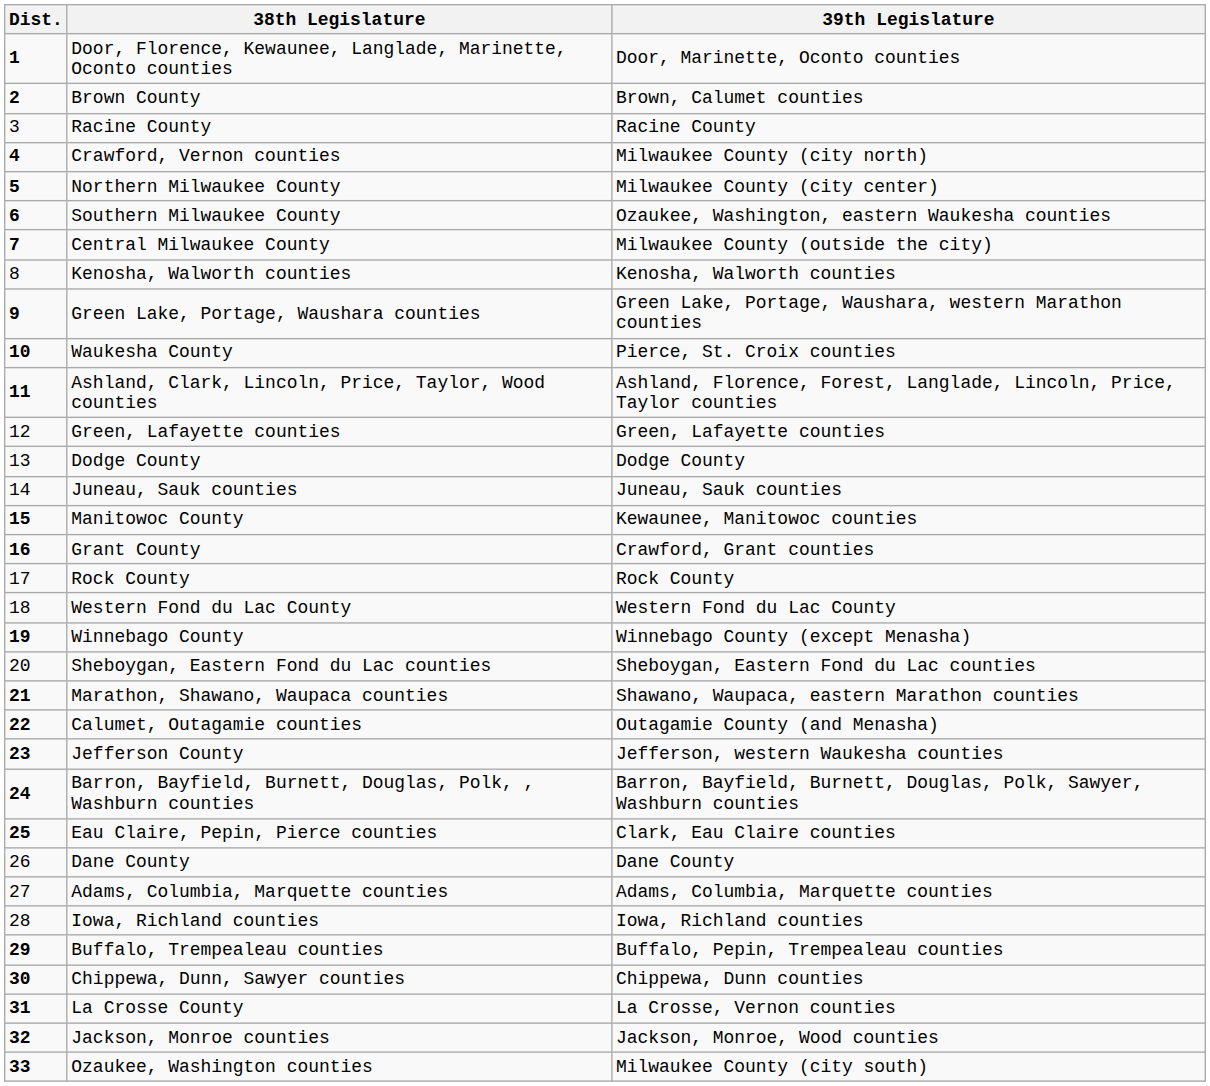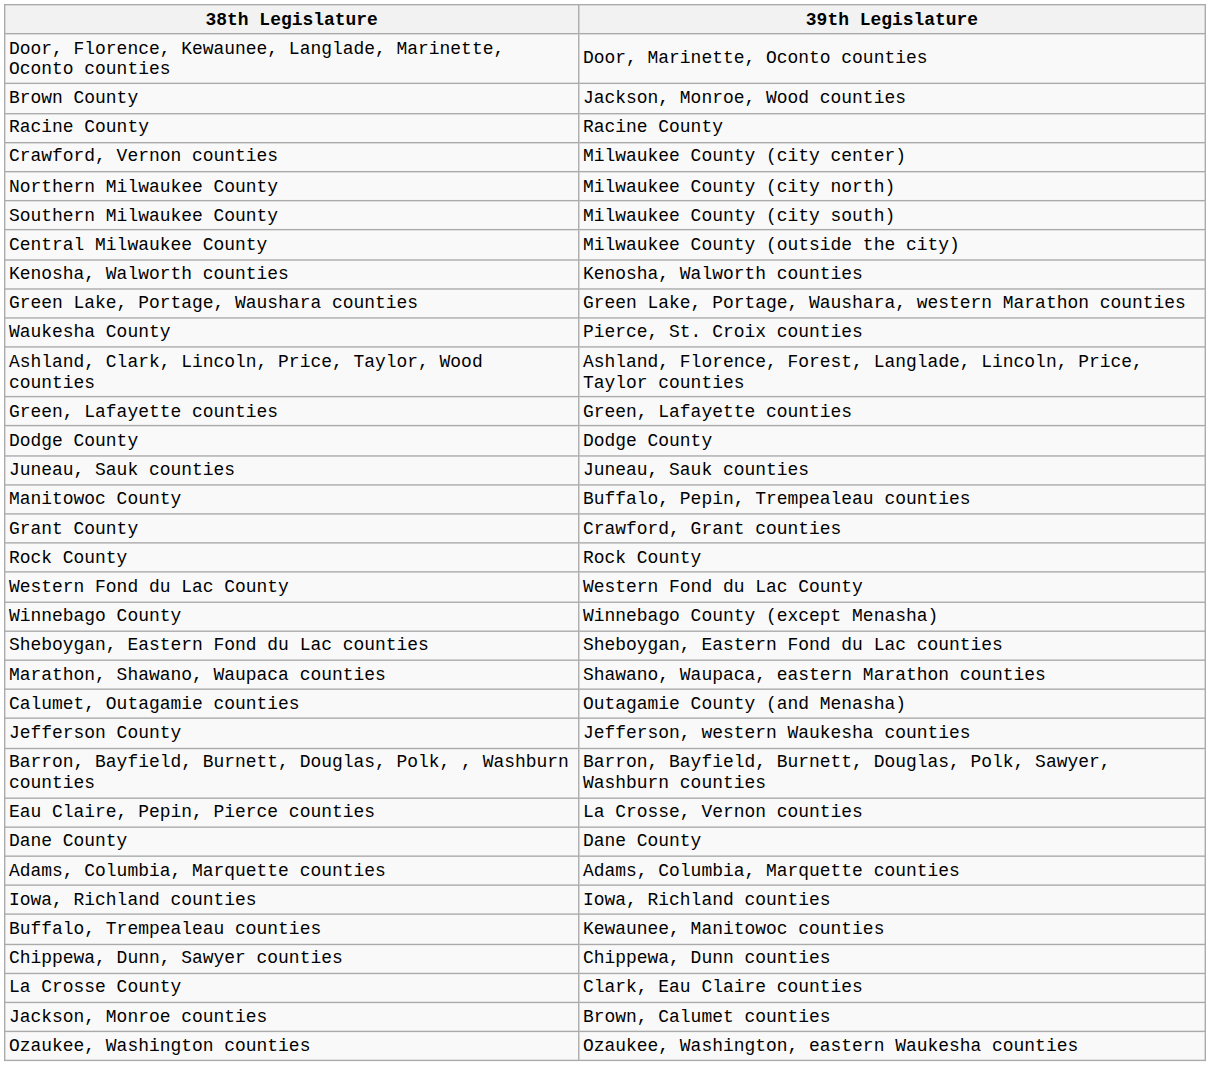- column: (36, 19)
(740, 98) Brown, Calumet counties -> (744, 98) Jackson, Monroe, Wood counties
(772, 157) Milwaukee County (city north) -> (744, 157) Milwaukee County (city center)
(777, 186) Milwaukee County (city center) -> (739, 186) Milwaukee County (city north)
(863, 215) Ozaukee, Washington, eastern Waukesha counties -> (739, 215) Milwaukee County (city south)
(767, 520) Kewaunee, Manitowoc counties -> (777, 499) Buffalo, Pepin, Trempealeau counties
(756, 833) Clark, Eau Claire counties -> (723, 812) La Crosse, Vernon counties
(810, 950) Buffalo, Pepin, Trempealeau counties -> (734, 929) Kewaunee, Manitowoc counties
(756, 1009) La Crosse, Vernon counties -> (723, 988) Clark, Eau Claire counties
(777, 1038) Jackson, Monroe, Wood counties -> (707, 1017) Brown, Calumet counties
(772, 1067) Milwaukee County (city south) -> (831, 1046) Ozaukee, Washington, eastern Waukesha counties
